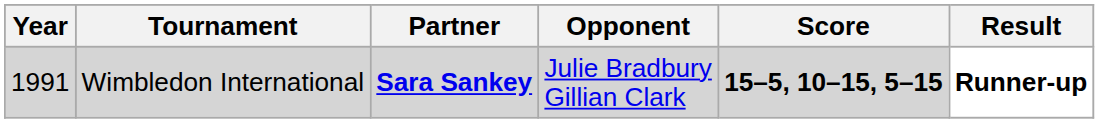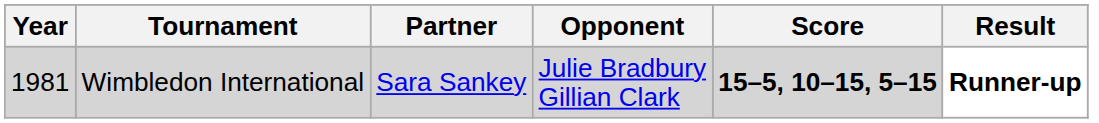(40, 82) 1991 -> (40, 82) 1981
(454, 82) bold -> (451, 82) normal
